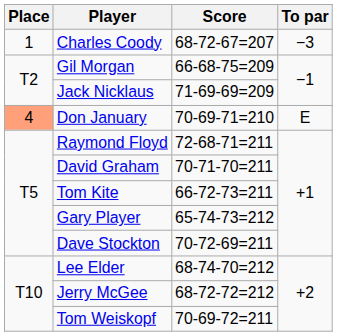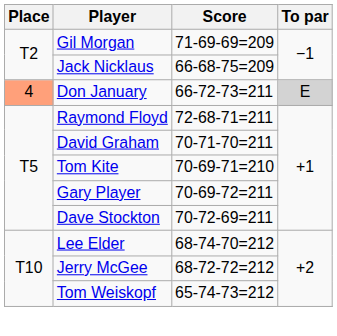- row: (109, 42)
(225, 67) 66-68-75=209 -> (225, 42) 71-69-69=209
(225, 92) 71-69-69=209 -> (225, 67) 66-68-75=209
(225, 117) 70-69-71=210 -> (224, 92) 66-72-73=211
(305, 117) no background -> (305, 92) lightgrey background
(224, 192) 66-72-73=211 -> (225, 167) 70-69-71=210
(225, 218) 65-74-73=212 -> (224, 192) 70-69-72=211
(224, 318) 70-69-72=211 -> (225, 293) 65-74-73=212
